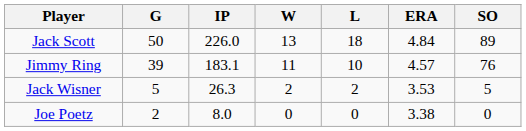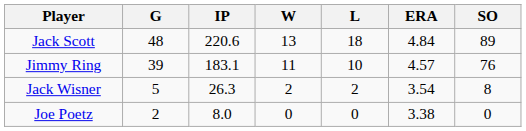(156, 41) 50 -> (156, 41) 48
(222, 41) 226.0 -> (222, 41) 220.6
(421, 89) 3.53 -> (421, 89) 3.54
(488, 89) 5 -> (488, 89) 8
